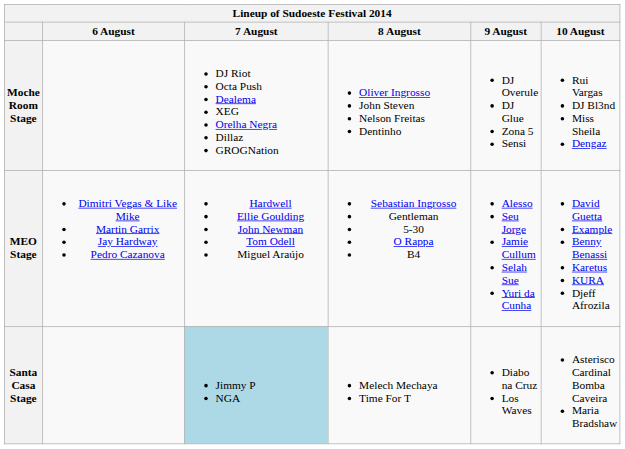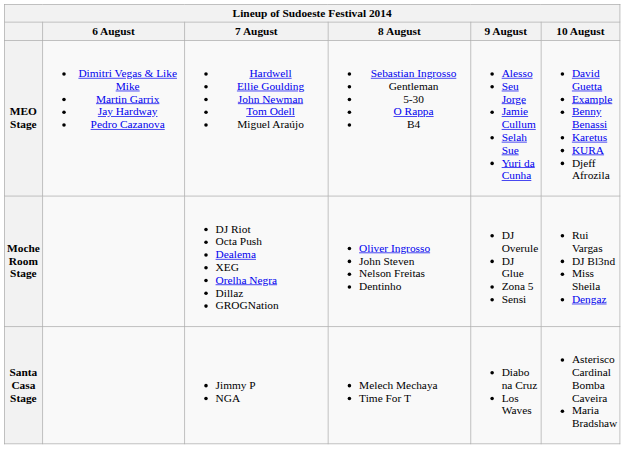rows swapped: (23, 248) <-> (23, 105)
(256, 391) lightblue background -> (256, 391) no background
